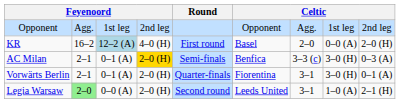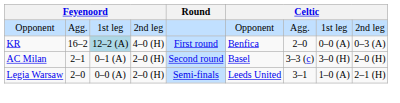(246, 43) Basel -> (243, 43) Benfica
(377, 43) 2–0 (H) -> (370, 43) 0–3 (A)
(155, 59) gold background -> (148, 59) no background
(203, 59) Semi-finals -> (196, 59) Second round
(250, 59) Benfica -> (239, 59) Basel
(377, 59) 0–3 (A) -> (370, 59) 2–0 (H)
- row: (38, 75)
(84, 91) lightgreen background -> (78, 75) no background
(203, 91) Second round -> (196, 75) Semi-finals
